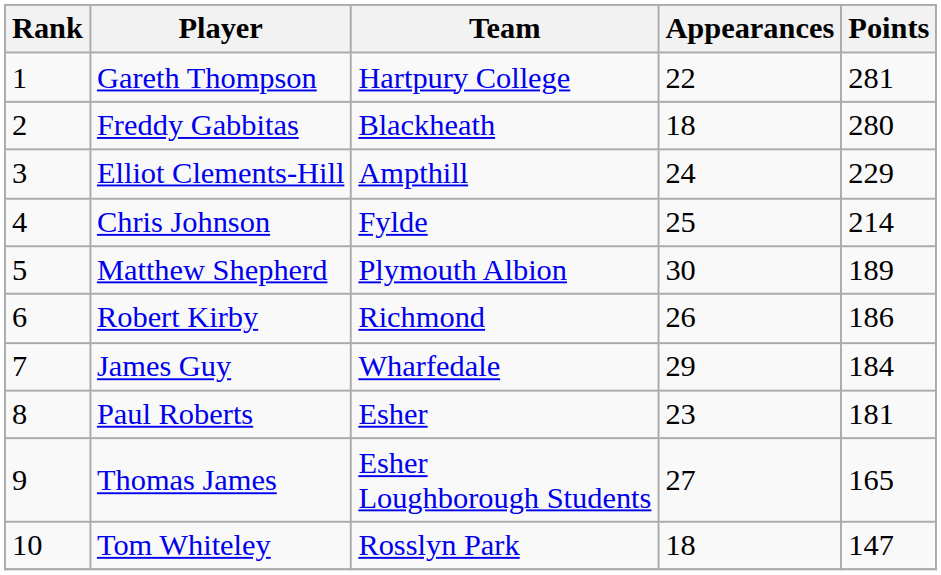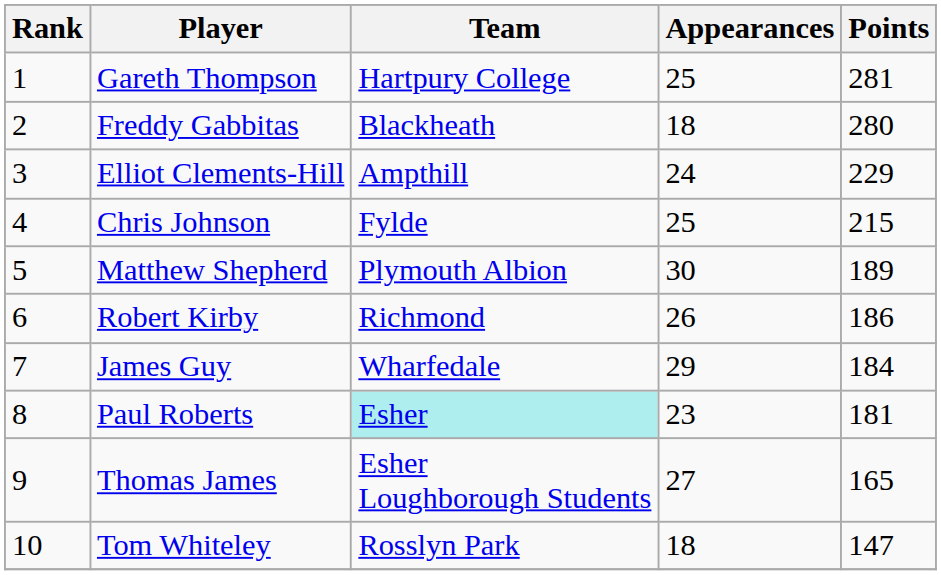(681, 76) 22 -> (681, 76) 25
(871, 221) 214 -> (871, 221) 215
(393, 414) no background -> (393, 414) paleturquoise background
